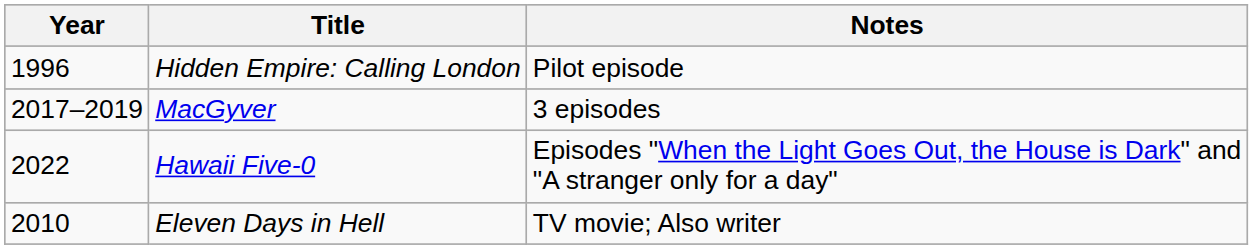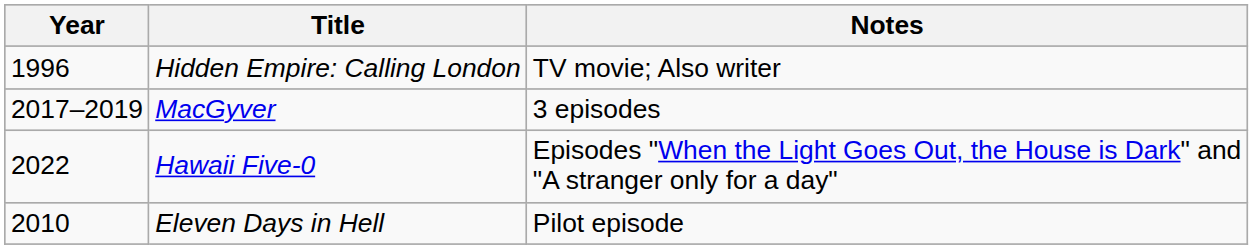(608, 67) Pilot episode -> (657, 67) TV movie; Also writer
(657, 222) TV movie; Also writer -> (608, 222) Pilot episode
